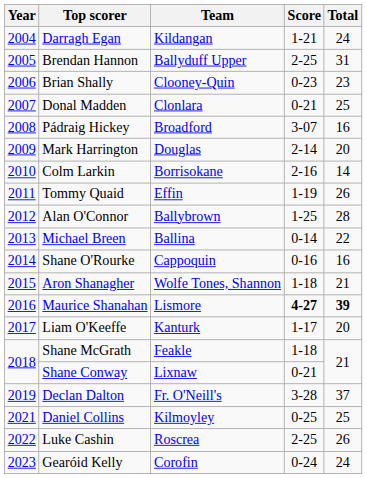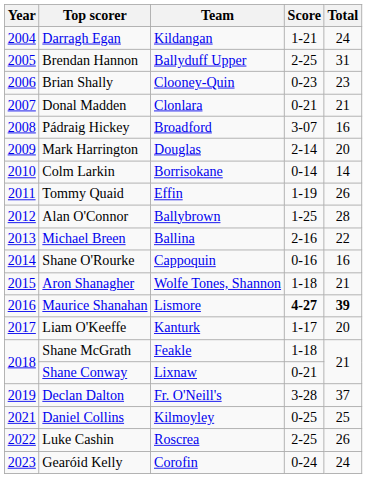(343, 104) 25 -> (343, 104) 21
(304, 171) 2-16 -> (304, 171) 0-14
(304, 238) 0-14 -> (304, 238) 2-16
